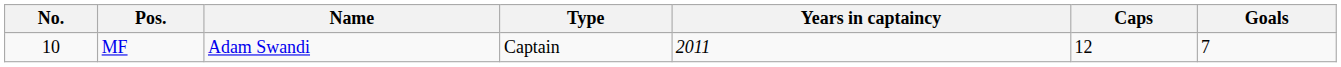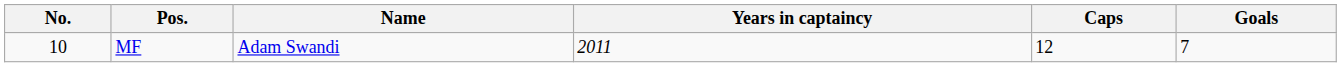- column: (586, 18)
